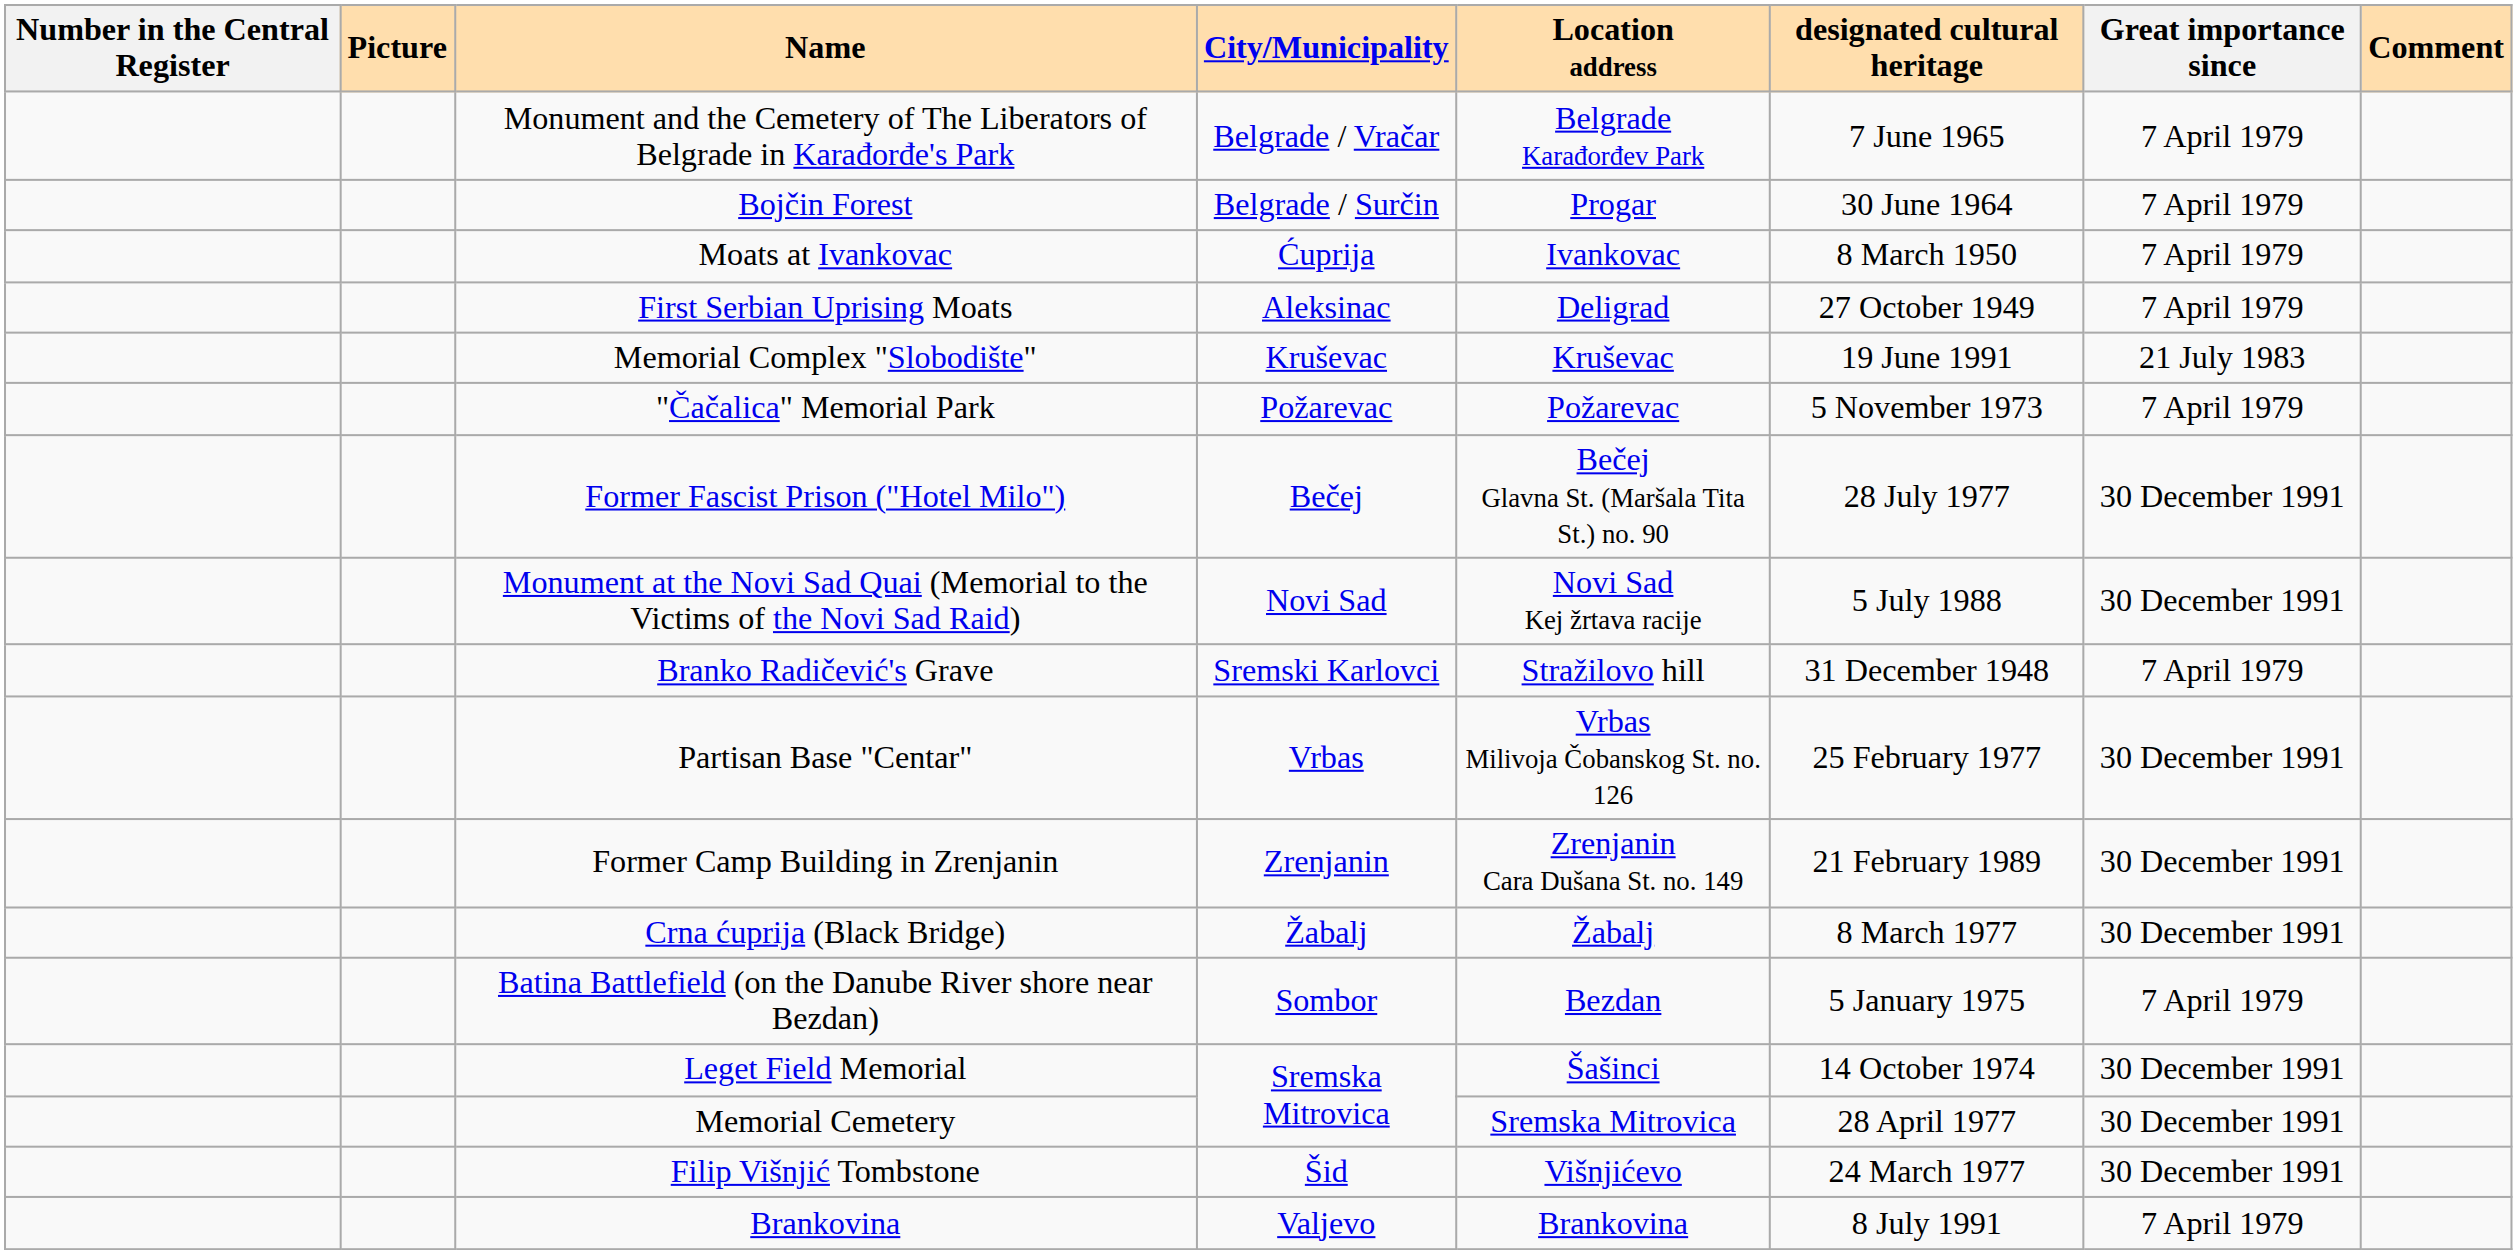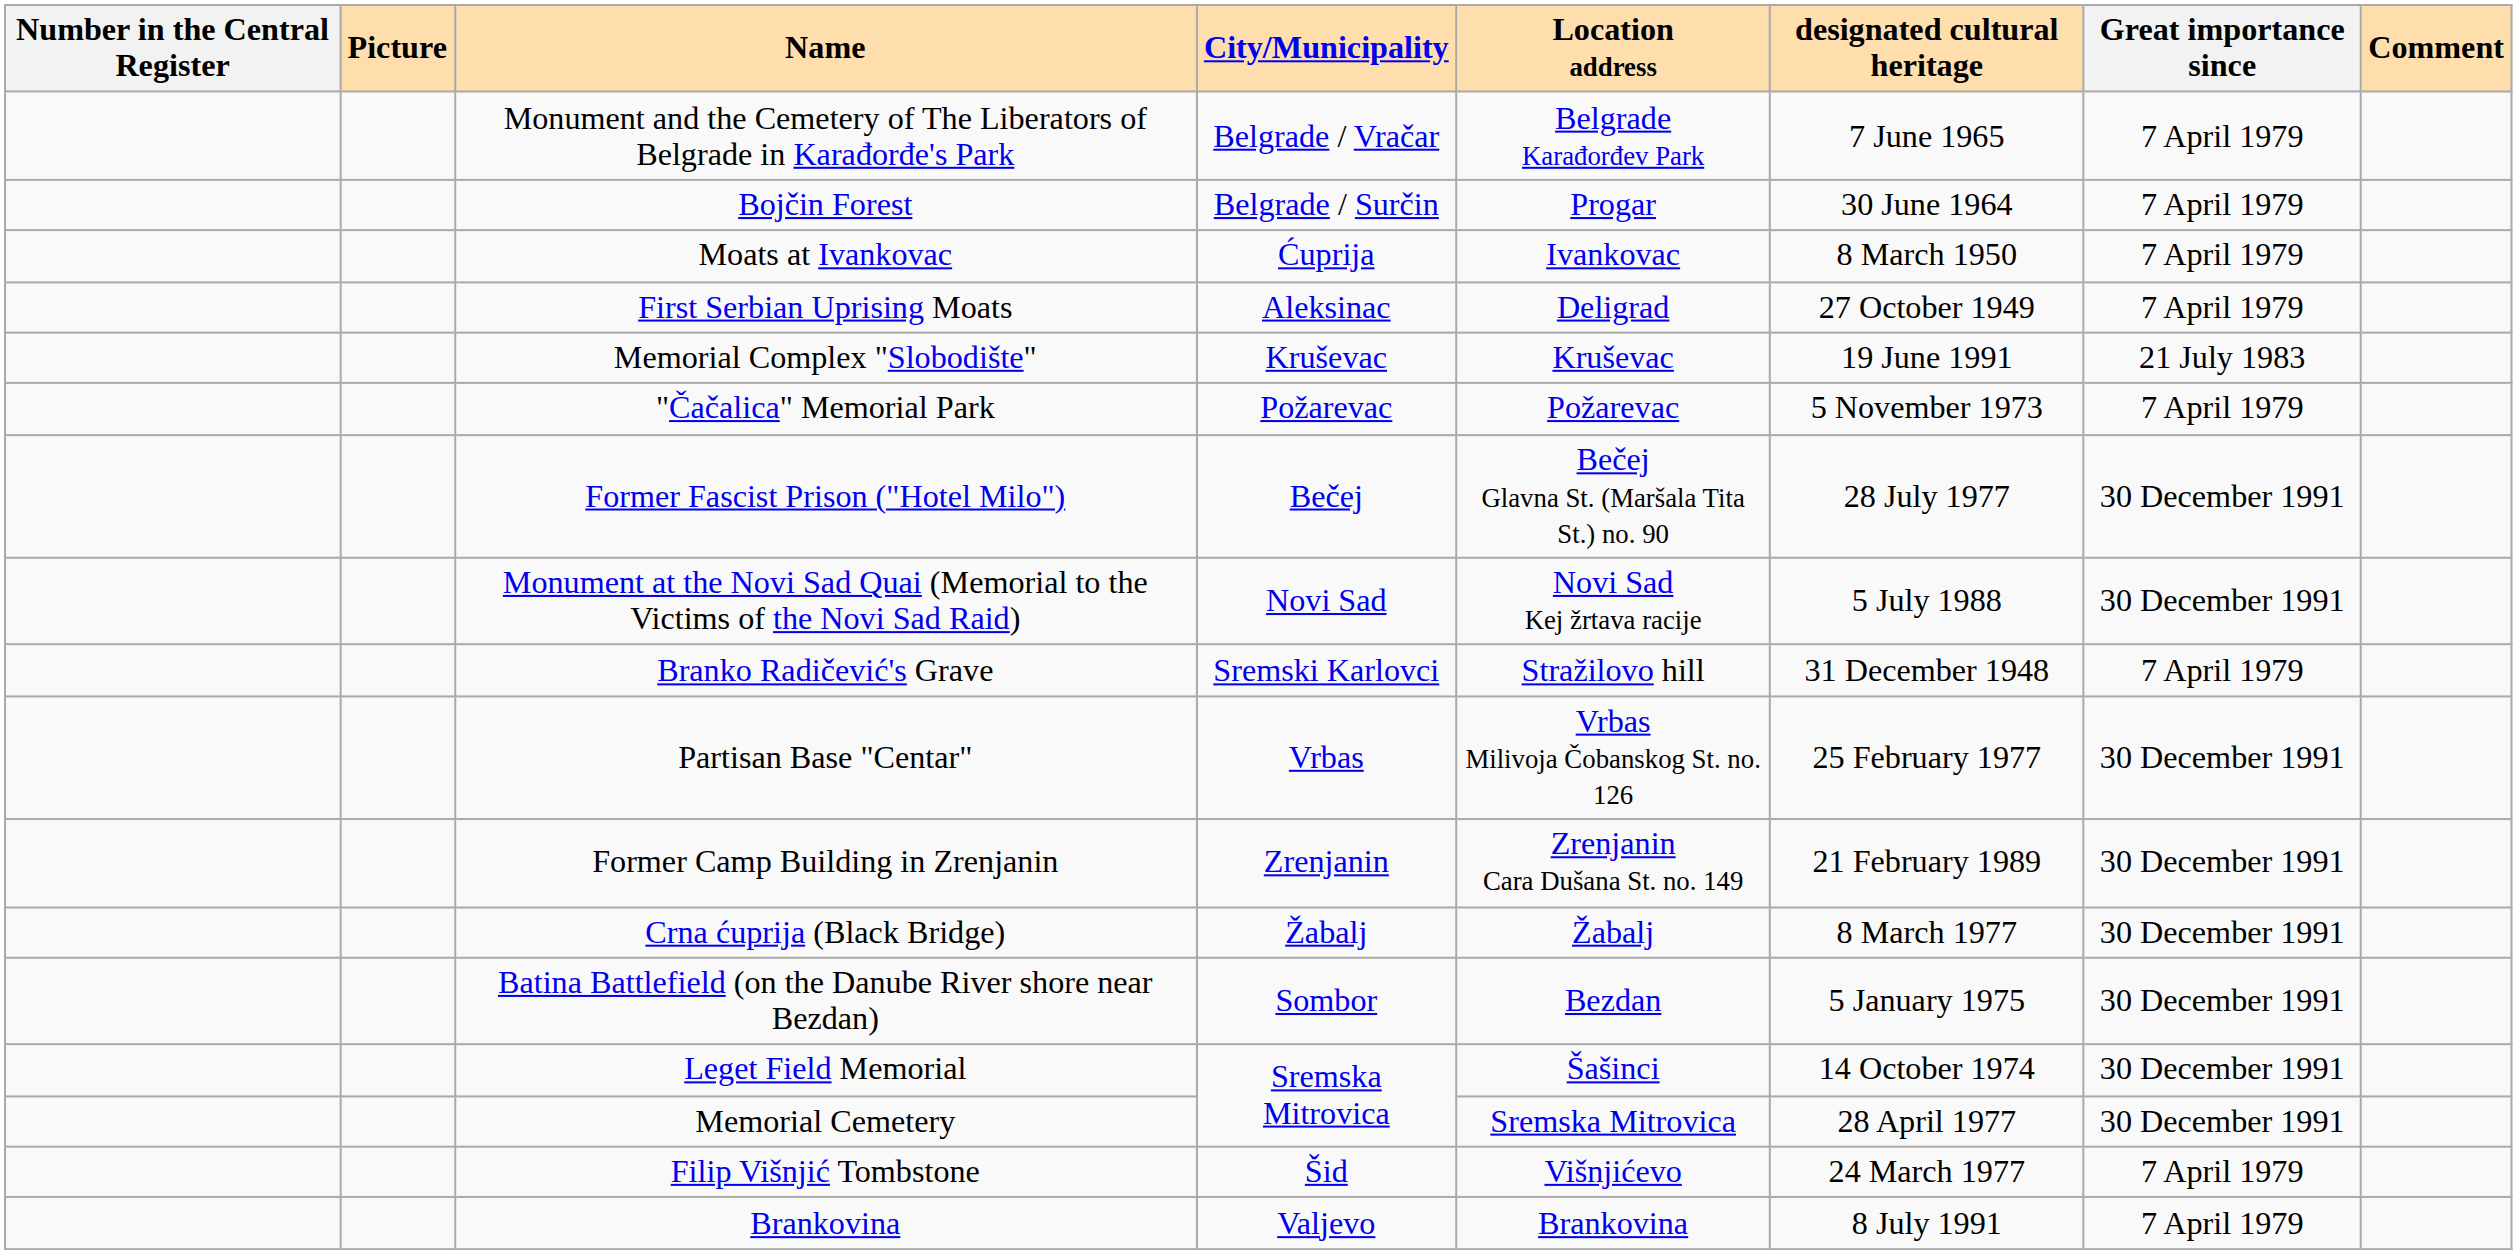(2222, 1000) 7 April 1979 -> (2222, 1000) 30 December 1991
(2222, 1171) 30 December 1991 -> (2222, 1171) 7 April 1979
